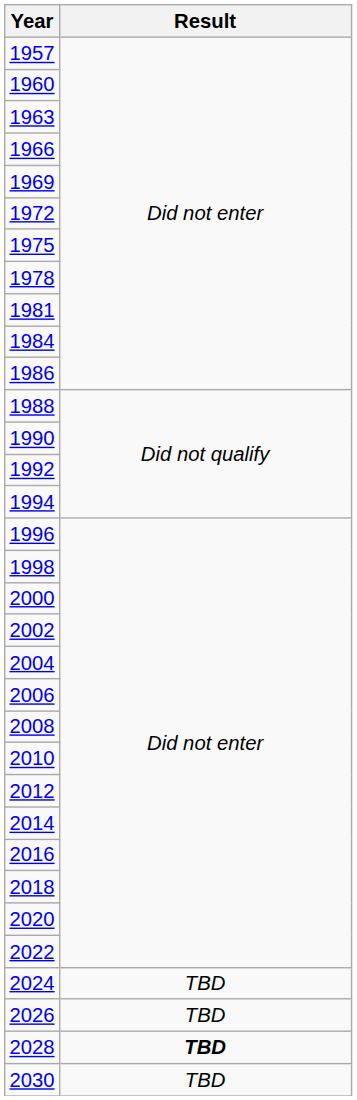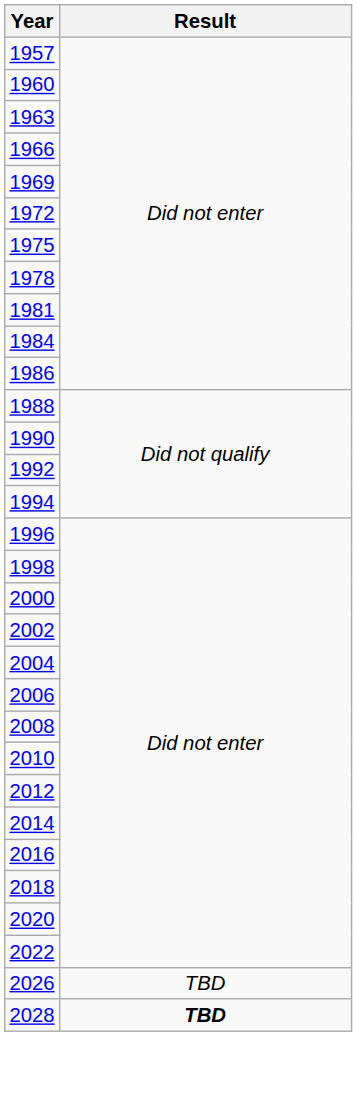- row: (32, 983)
- row: (32, 1080)
